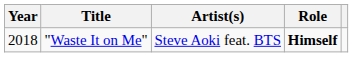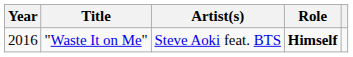(23, 39) 2018 -> (23, 39) 2016
